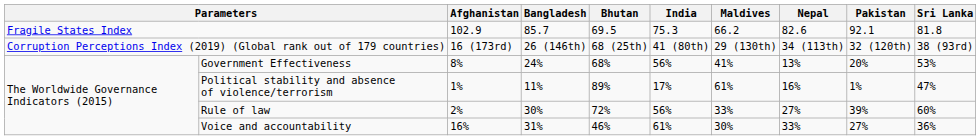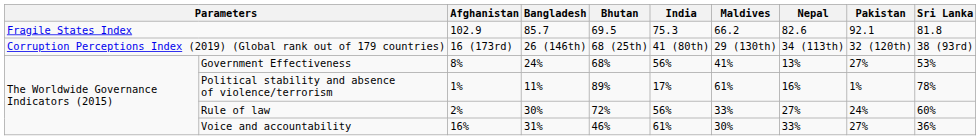(859, 64) 20% -> (859, 64) 27%
(926, 87) 47% -> (926, 87) 78%
(859, 110) 39% -> (859, 110) 24%
